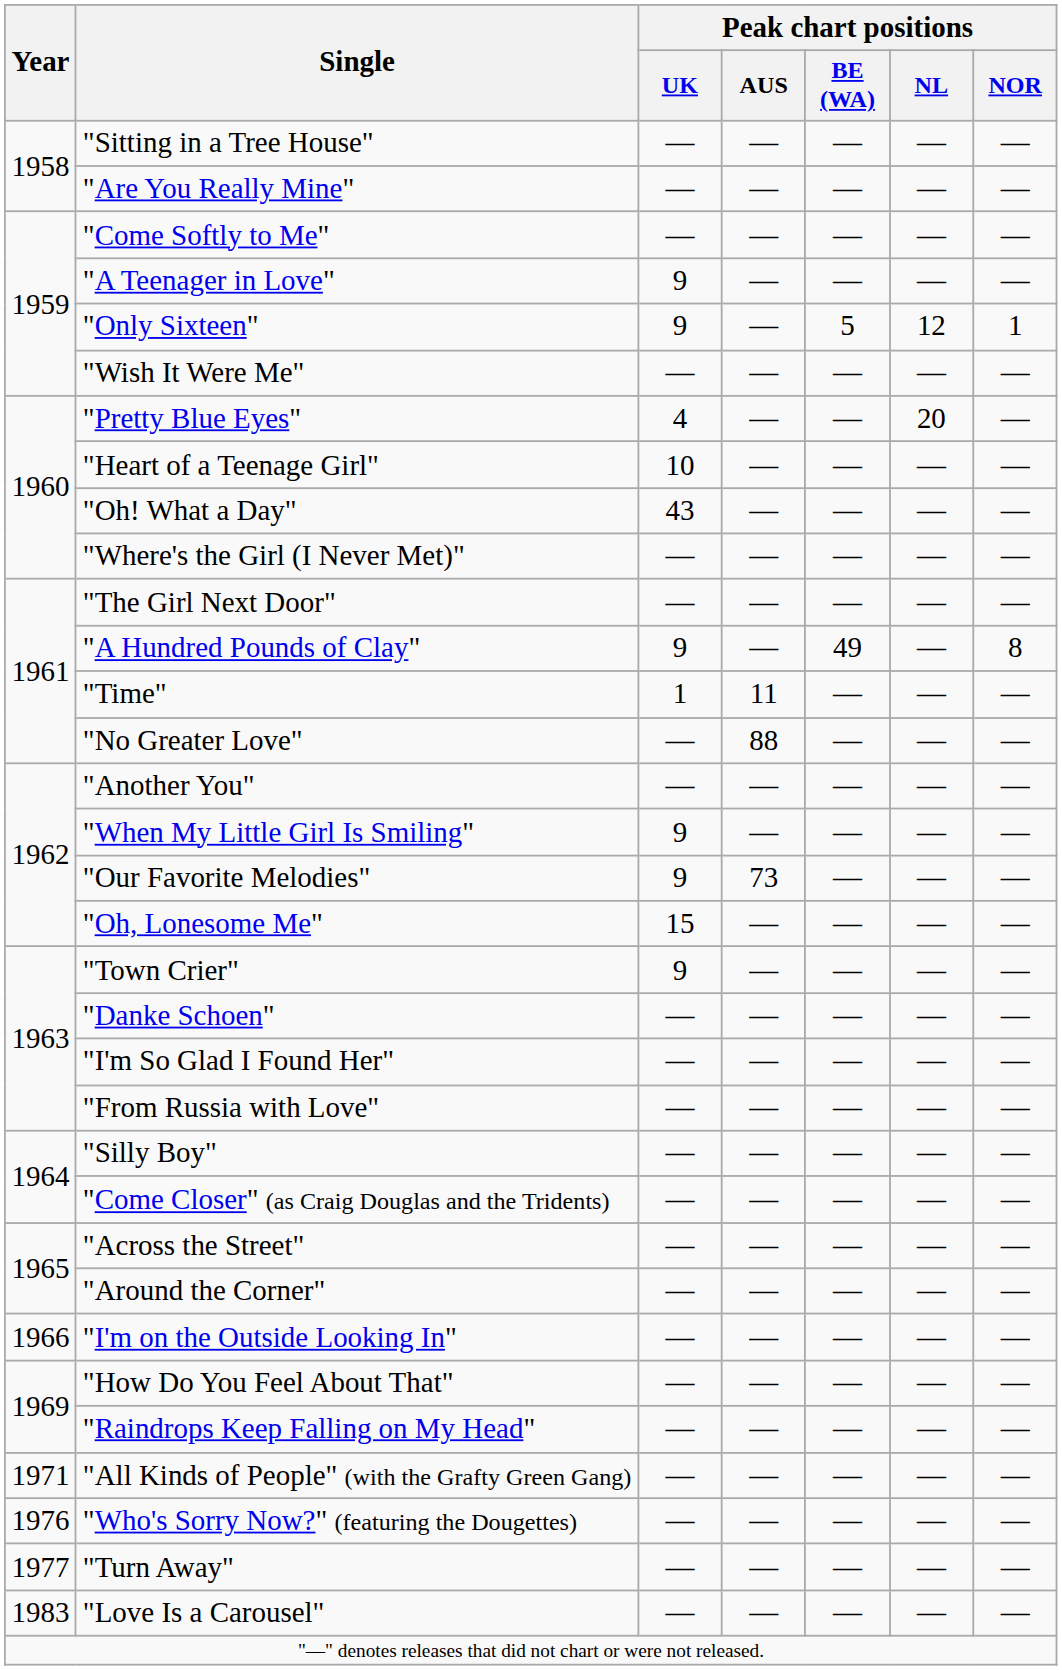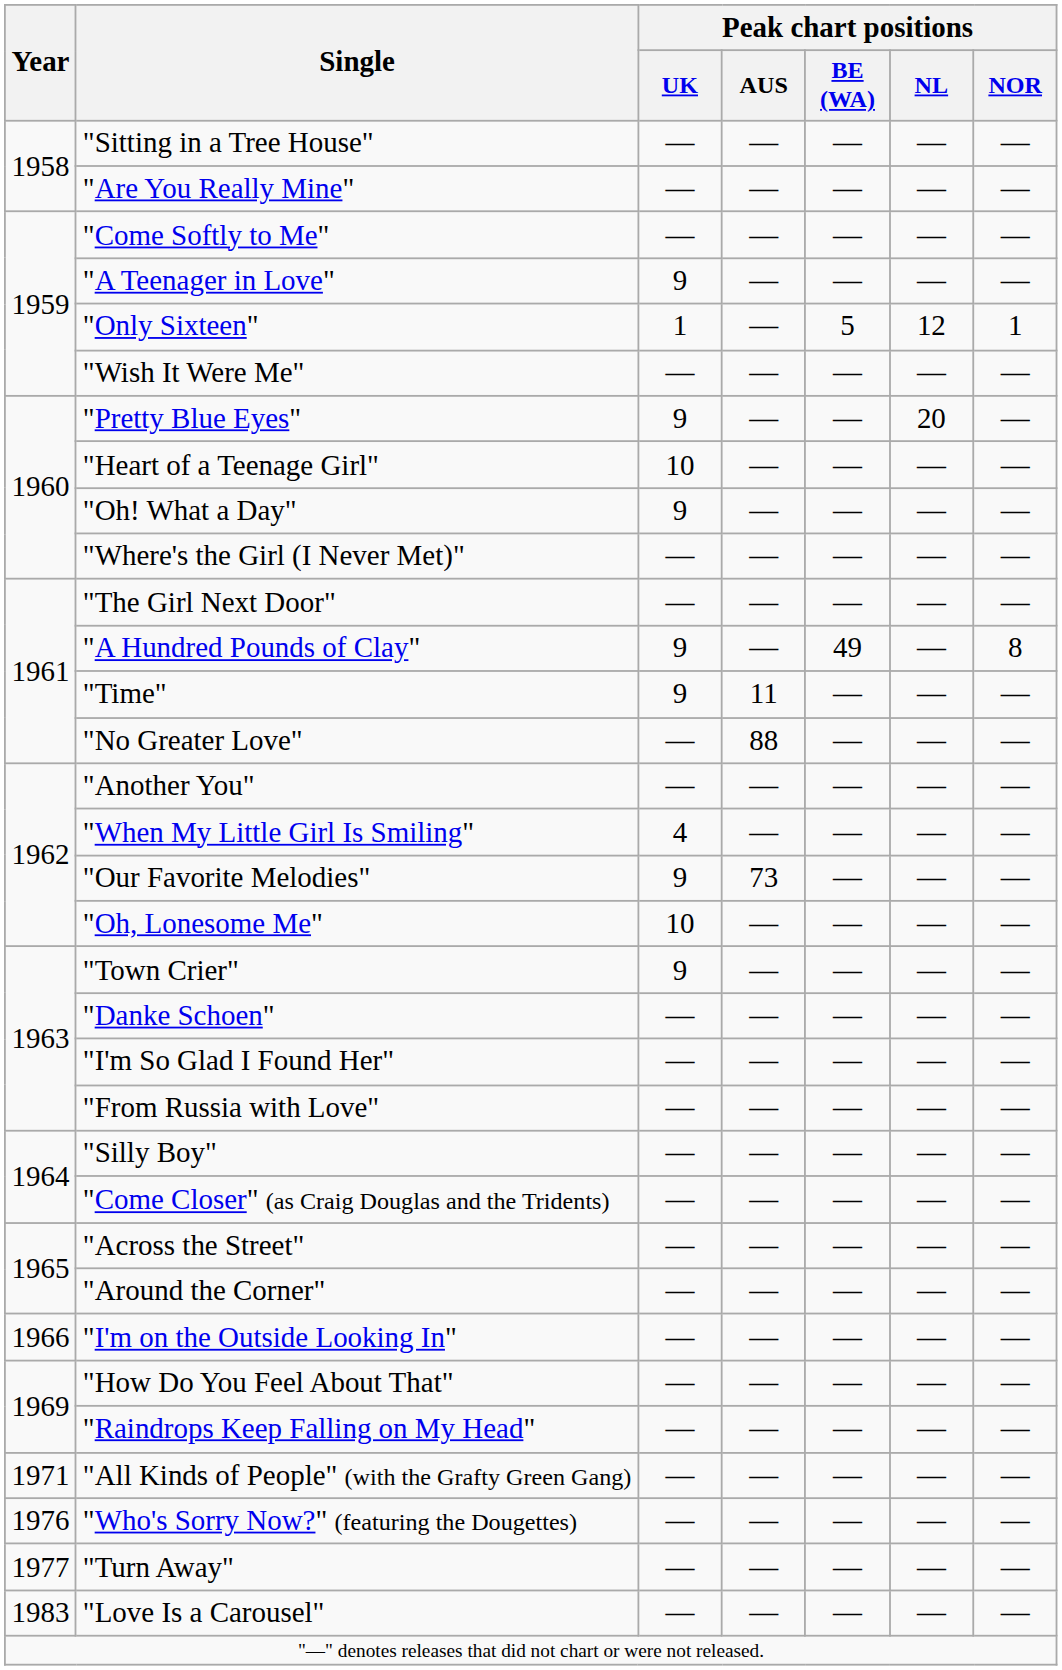(680, 326) 9 -> (680, 326) 1
(680, 418) 4 -> (680, 418) 9
(680, 510) 43 -> (680, 510) 9
(680, 693) 1 -> (680, 693) 9
(680, 831) 9 -> (680, 831) 4
(680, 923) 15 -> (680, 923) 10
